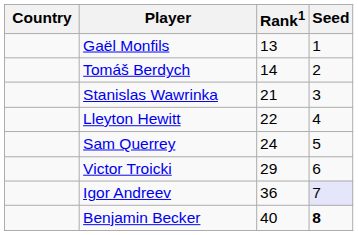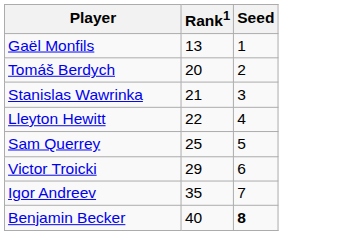- column: (42, 18)
(269, 70) 14 -> (194, 70) 20
(269, 144) 24 -> (194, 144) 25
(269, 193) 36 -> (194, 193) 35
(317, 193) lavender background -> (242, 193) no background
